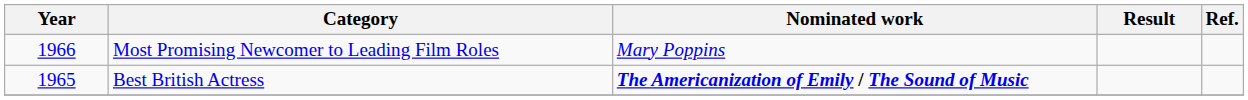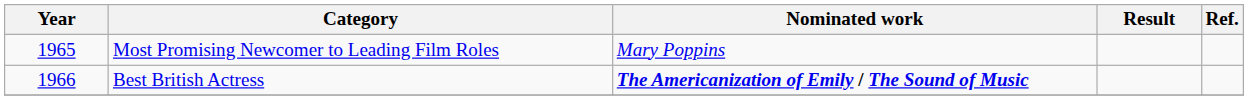(57, 49) 1966 -> (57, 49) 1965
(57, 79) 1965 -> (57, 79) 1966
